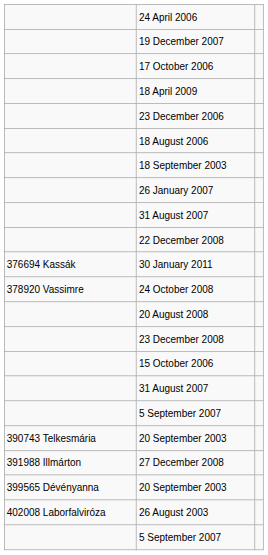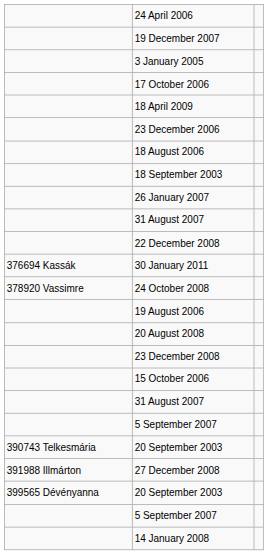+ row: (68, 61)
+ row: (68, 311)
- row: (56, 512)
+ row: (68, 538)
